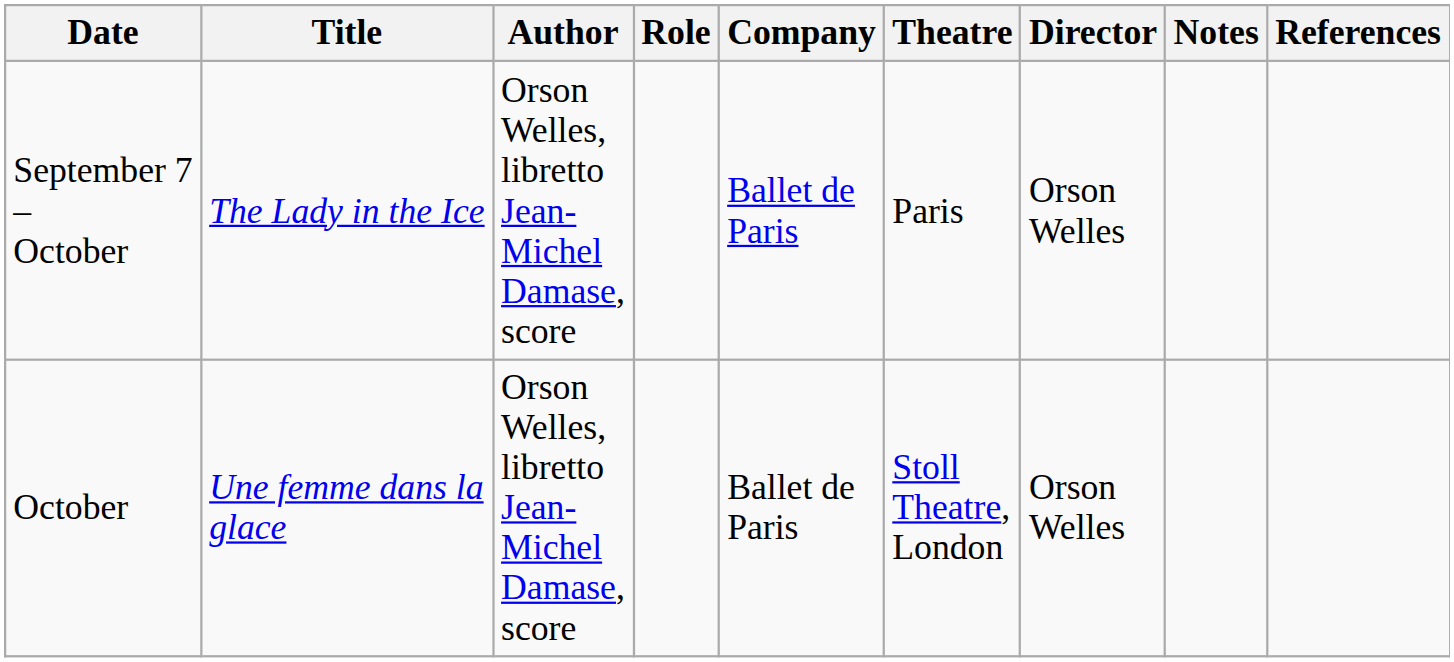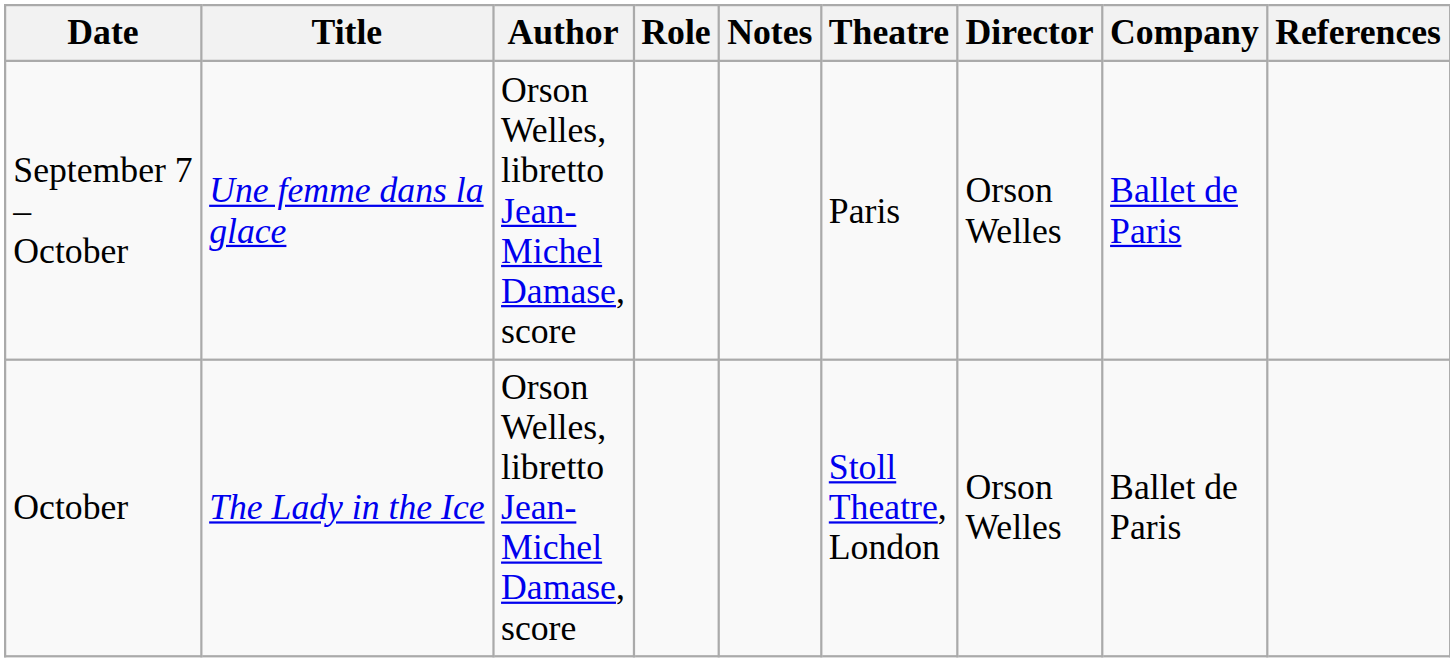columns swapped: (802, 32) <-> (1216, 32)
(347, 209) The Lady in the Ice -> (346, 209) Une femme dans la glace
(346, 507) Une femme dans la glace -> (347, 507) The Lady in the Ice
